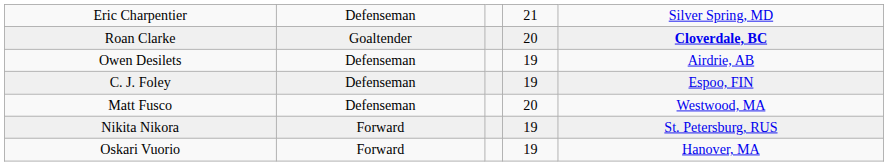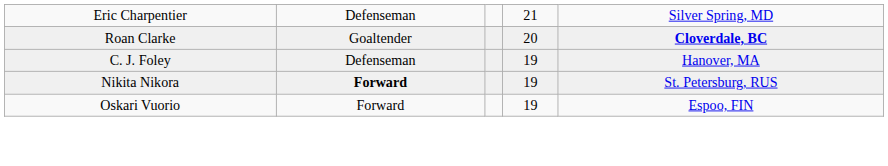- row: (140, 60)
(721, 82) Espoo, FIN -> (721, 60) Hanover, MA
- row: (140, 104)
(380, 127) normal -> (380, 82) bold
(721, 149) Hanover, MA -> (721, 104) Espoo, FIN
